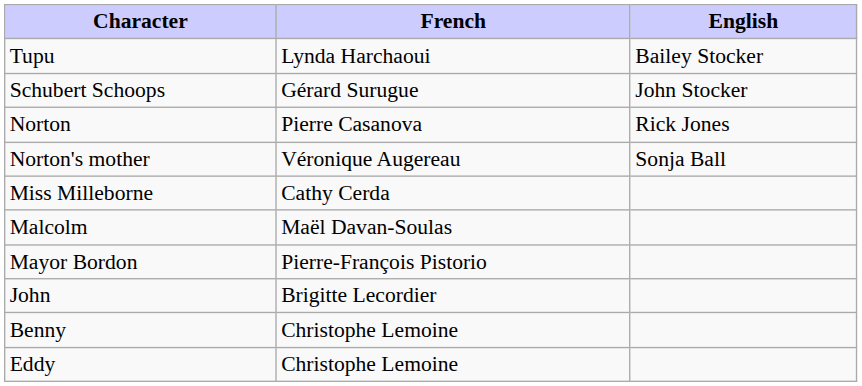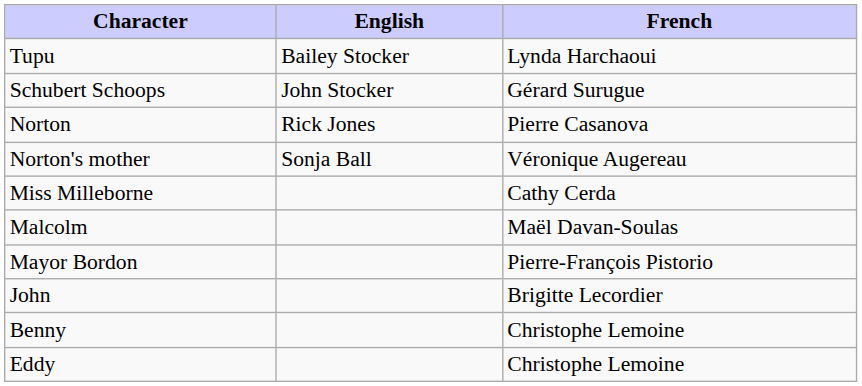columns swapped: (453, 21) <-> (743, 21)
